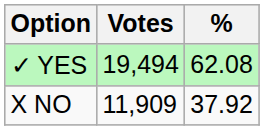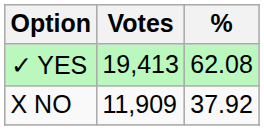(141, 64) 19,494 -> (141, 64) 19,413
